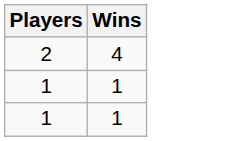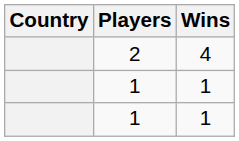+ column: (49, 20)
